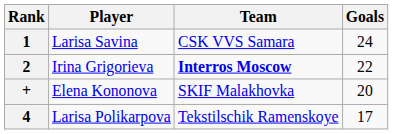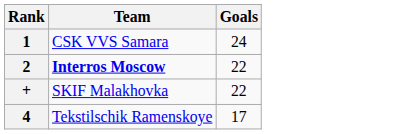- column: (111, 16)
(365, 91) 20 -> (239, 91) 22
